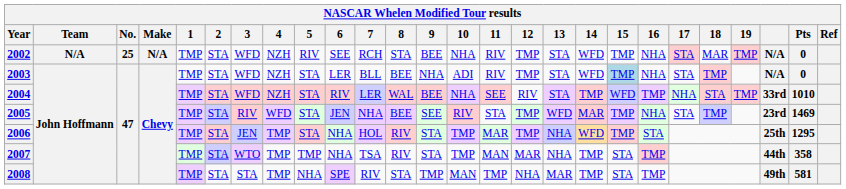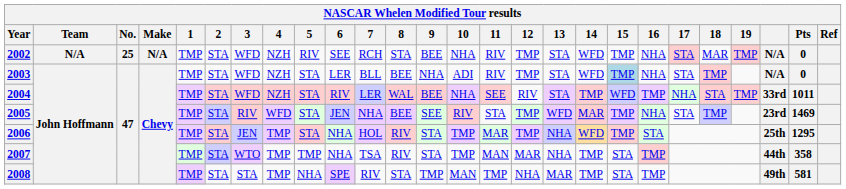(803, 94) 1010 -> (803, 94) 1011
